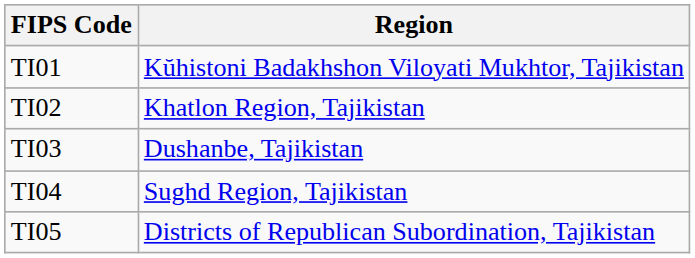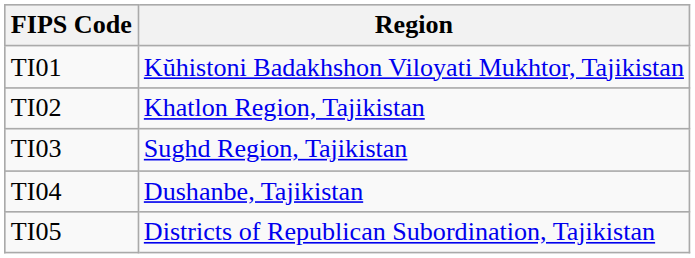(254, 149) Dushanbe, Tajikistan -> (276, 149) Sughd Region, Tajikistan
(276, 190) Sughd Region, Tajikistan -> (254, 190) Dushanbe, Tajikistan
